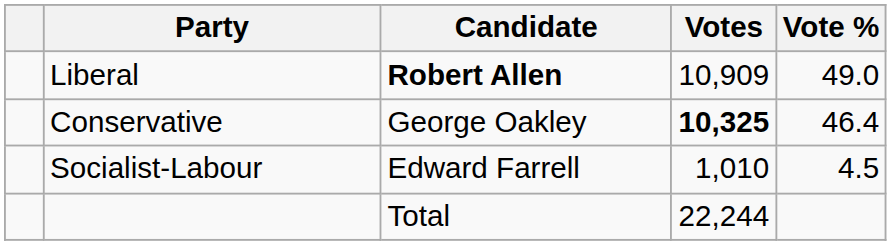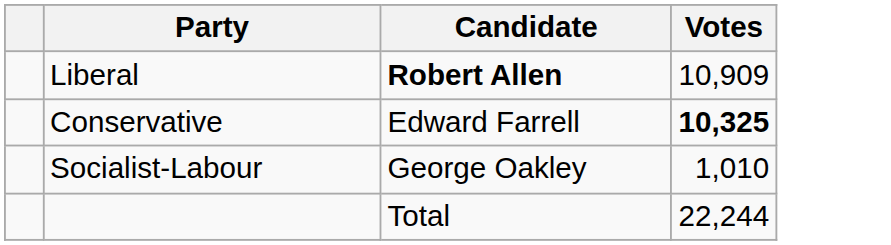- column: (831, 27)
(487, 121) George Oakley -> (484, 121) Edward Farrell
(484, 168) Edward Farrell -> (487, 168) George Oakley
